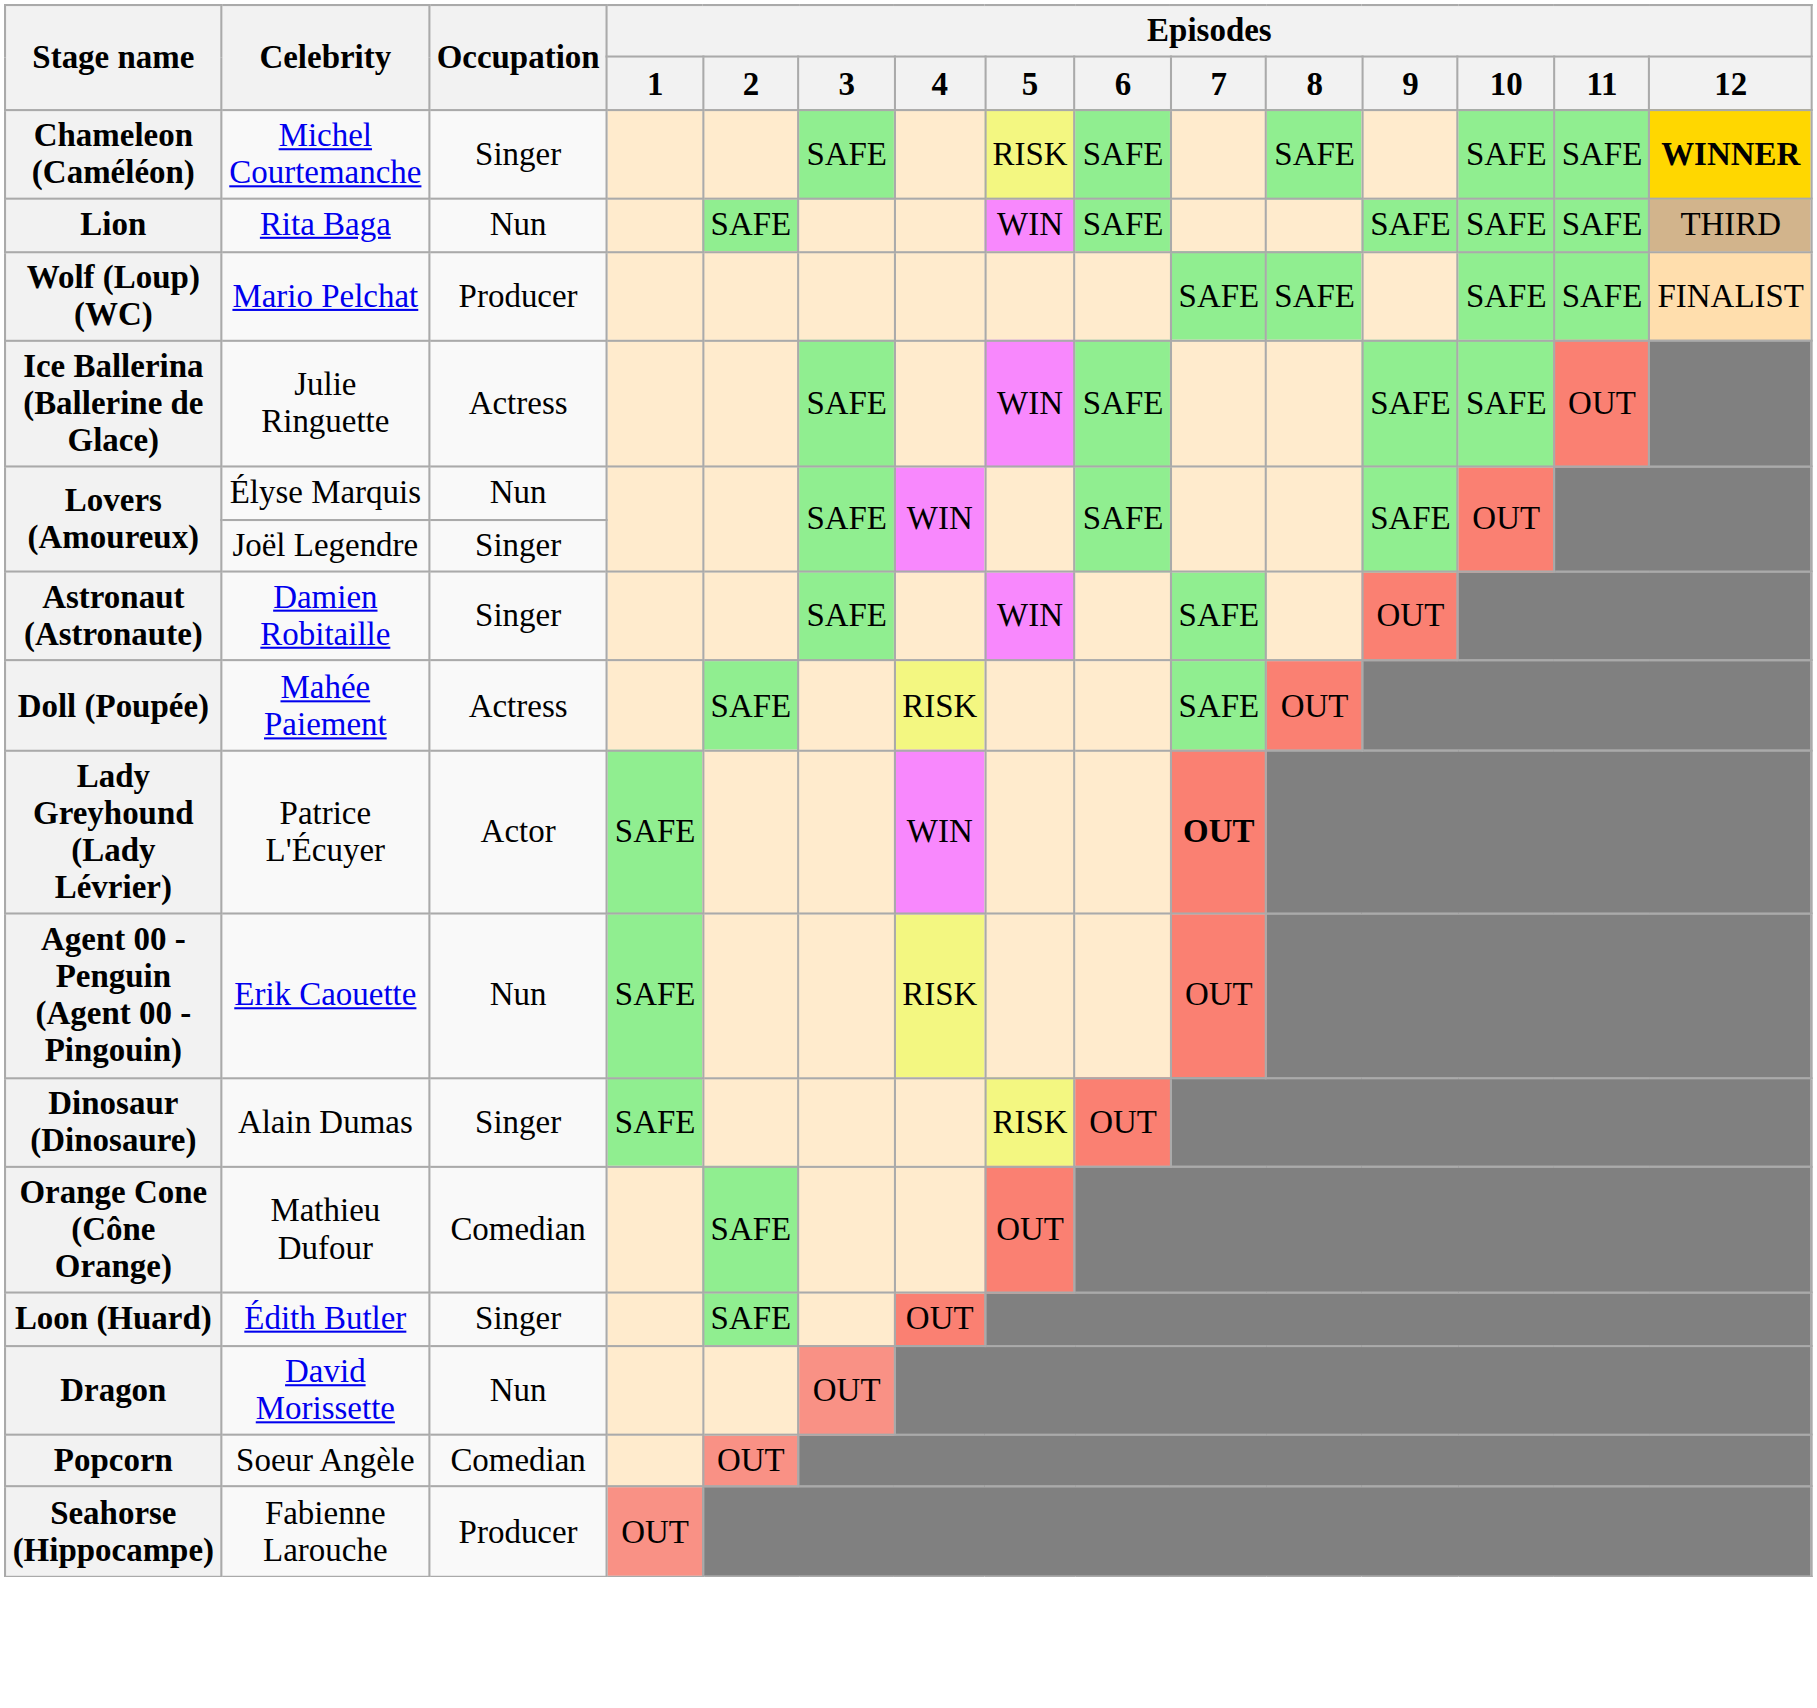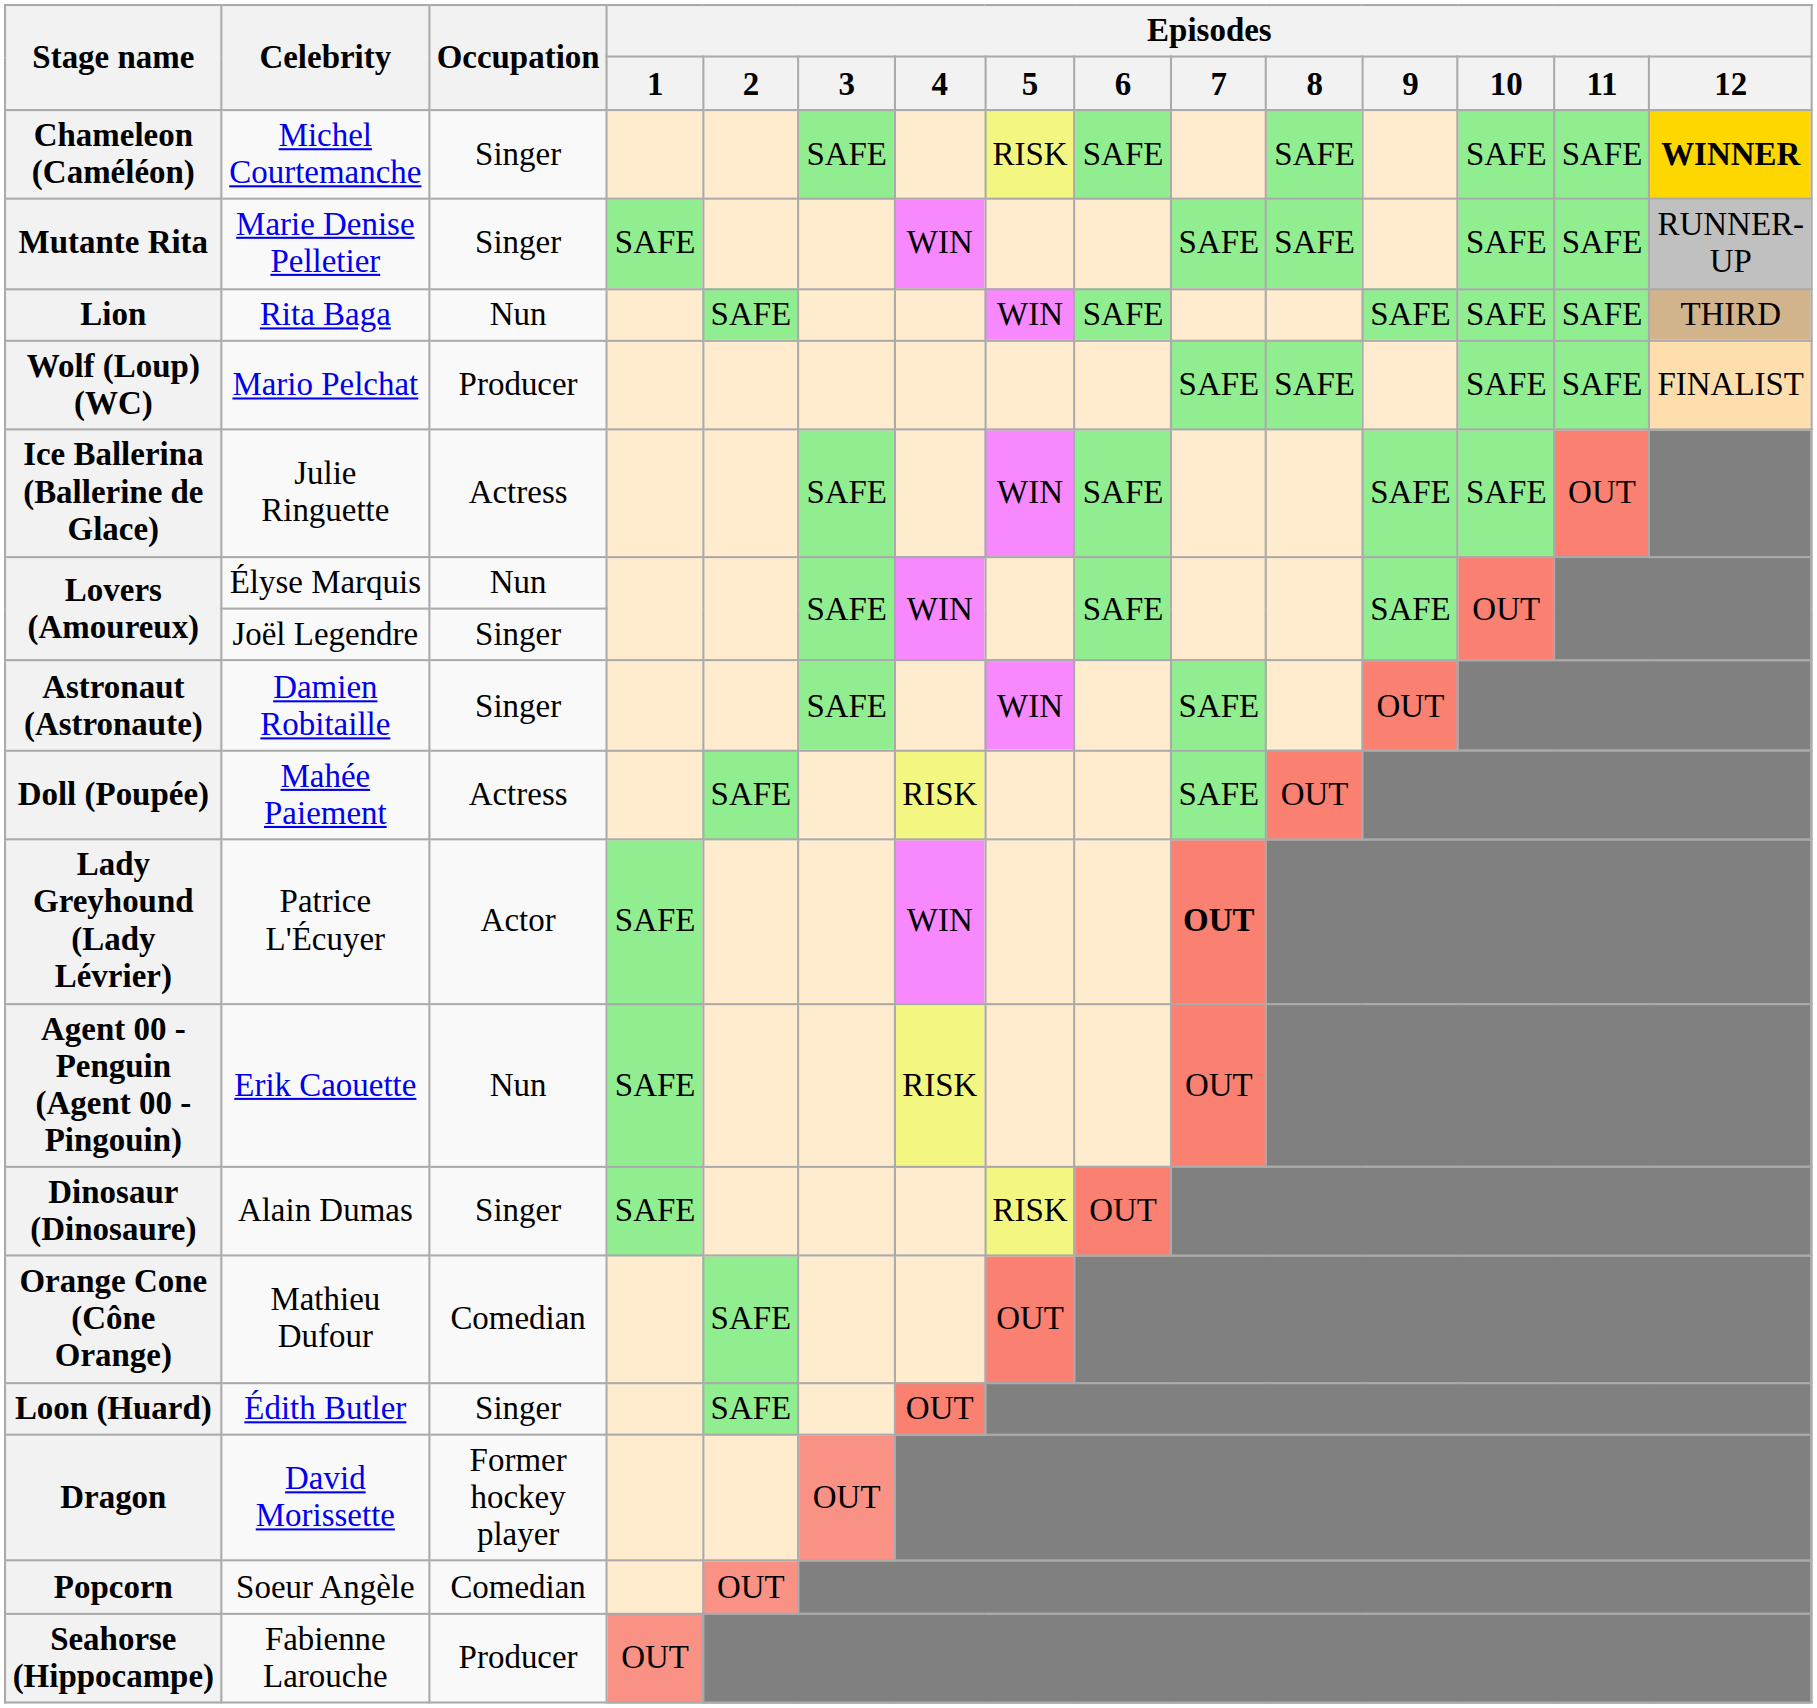+ row: (113, 243)
(518, 1389) Nun -> (518, 1497) Former hockey player
